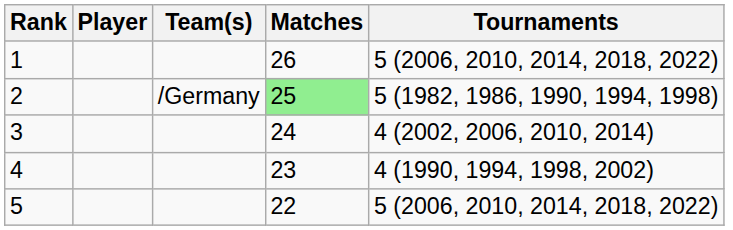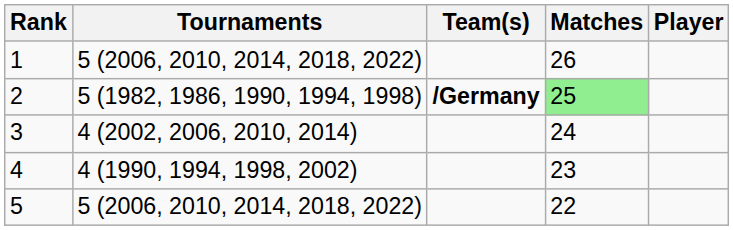columns swapped: (112, 22) <-> (546, 22)
(209, 96) normal -> (486, 96) bold
